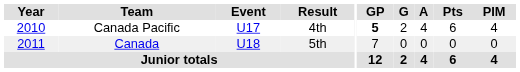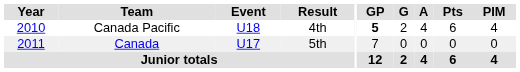(248, 28) U17 -> (248, 28) U18
(248, 44) U18 -> (248, 44) U17
